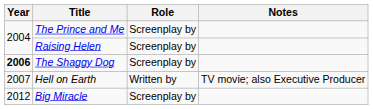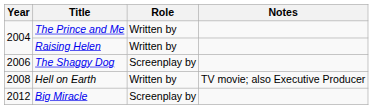(163, 29) Screenplay by -> (153, 29) Written by
(163, 46) Screenplay by -> (153, 46) Written by
(19, 63) bold -> (19, 63) normal
(19, 79) 2007 -> (19, 79) 2008
